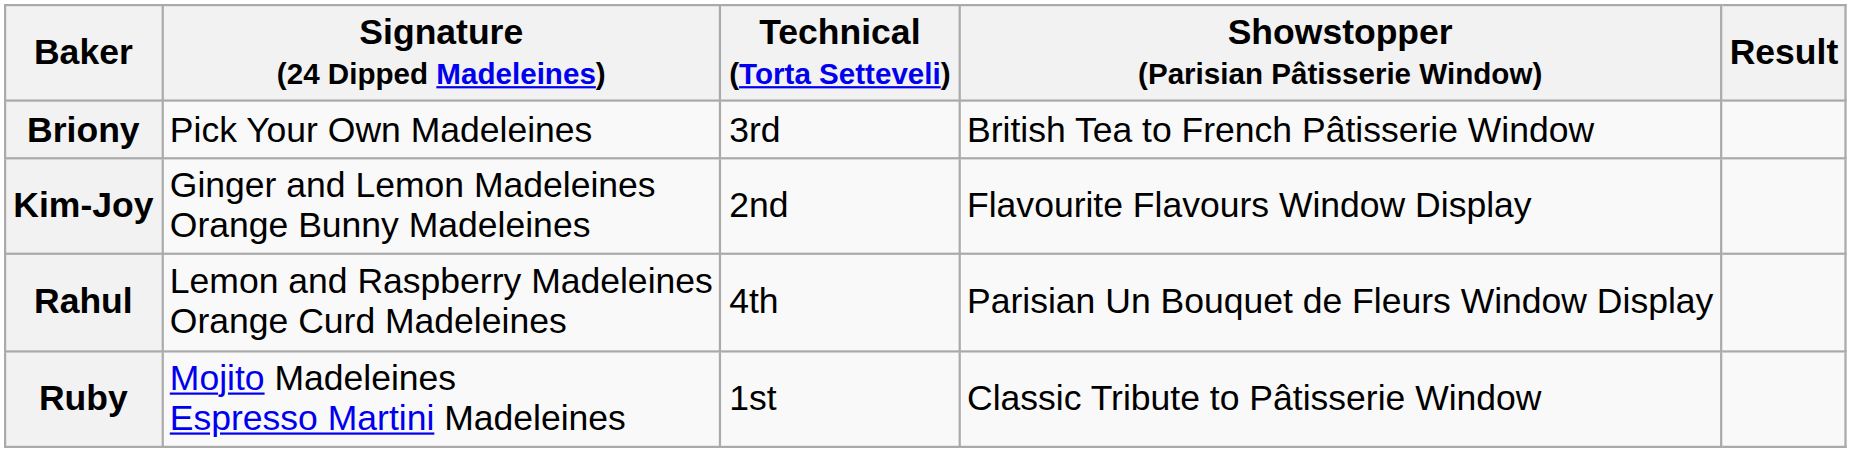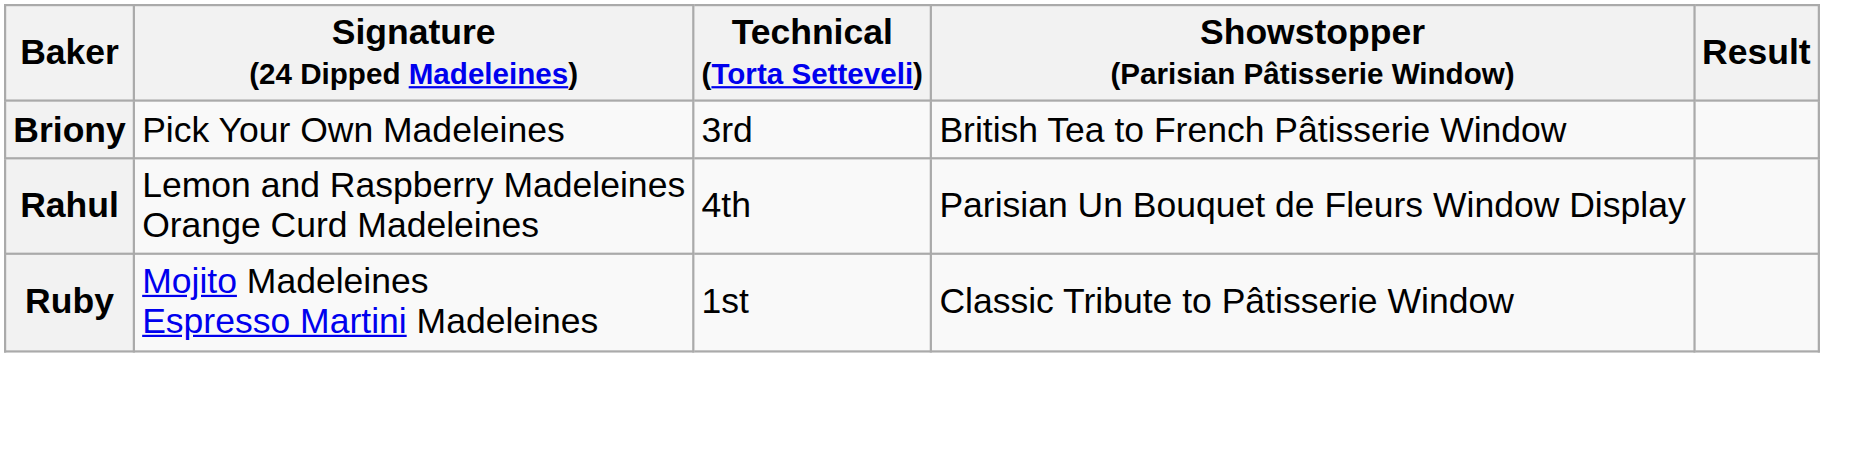- row: (83, 205)
